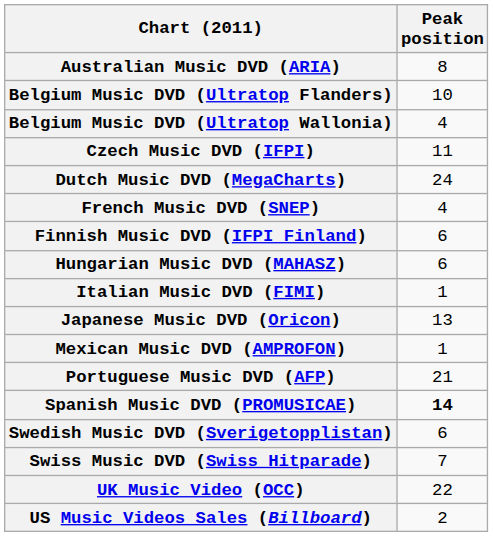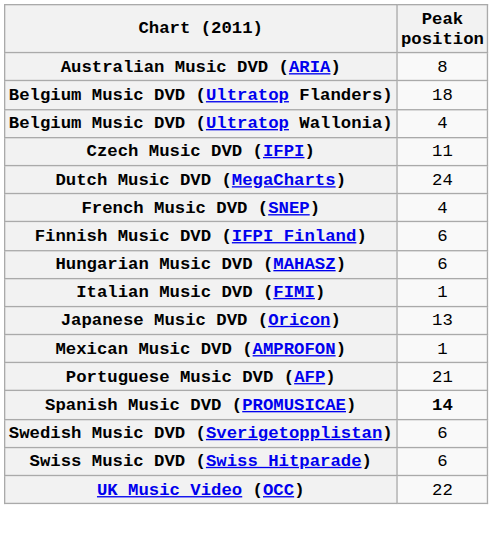(442, 95) 10 -> (442, 95) 18
(442, 461) 7 -> (442, 461) 6
- row: (201, 518)
